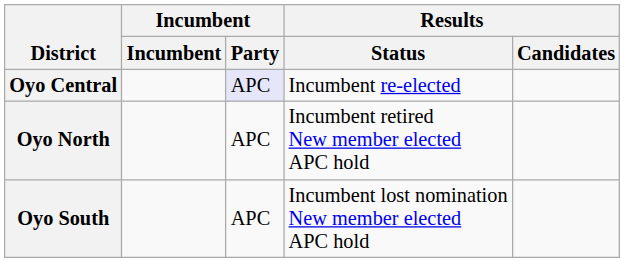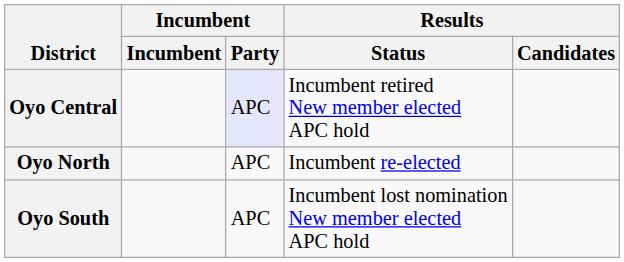(375, 85) Incumbent re-elected -> (375, 107) Incumbent retired New member elected APC hold
(375, 140) Incumbent retired New member elected APC hold -> (375, 163) Incumbent re-elected
